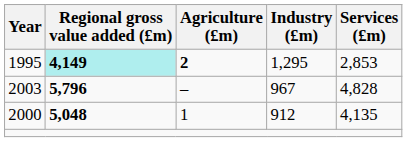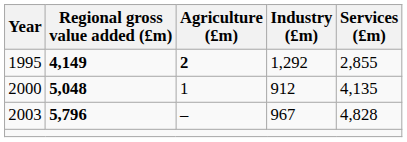(68, 62) paleturquoise background -> (68, 62) no background
(289, 62) 1,295 -> (289, 62) 1,292
(359, 62) 2,853 -> (359, 62) 2,855
rows swapped: (25, 115) <-> (25, 89)
